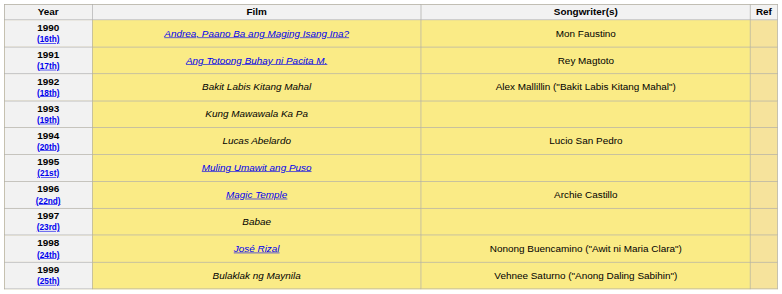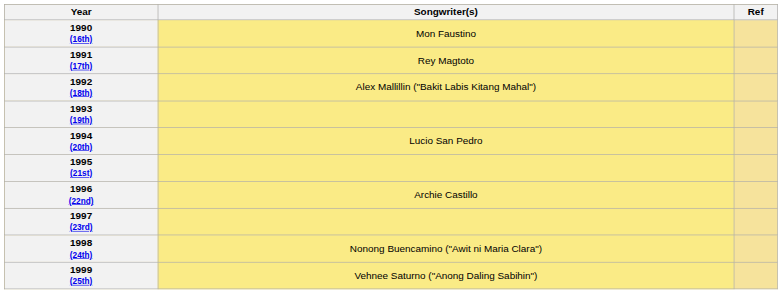- column: (257, 12)
